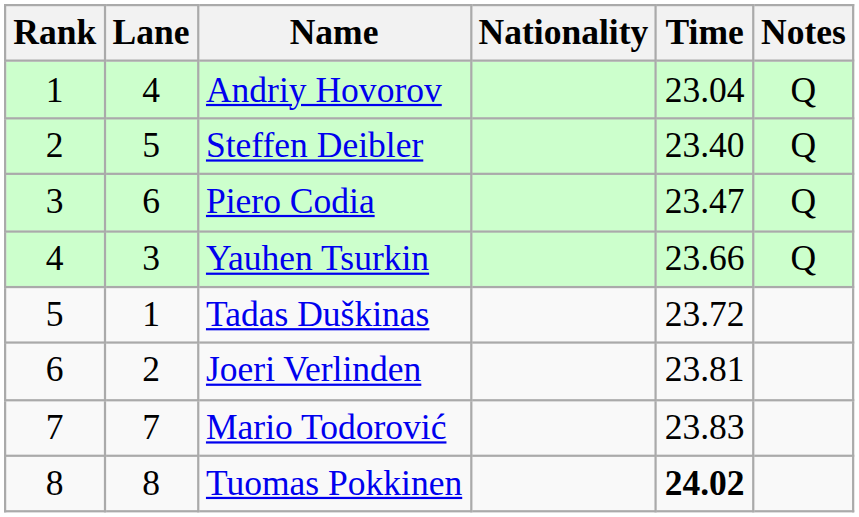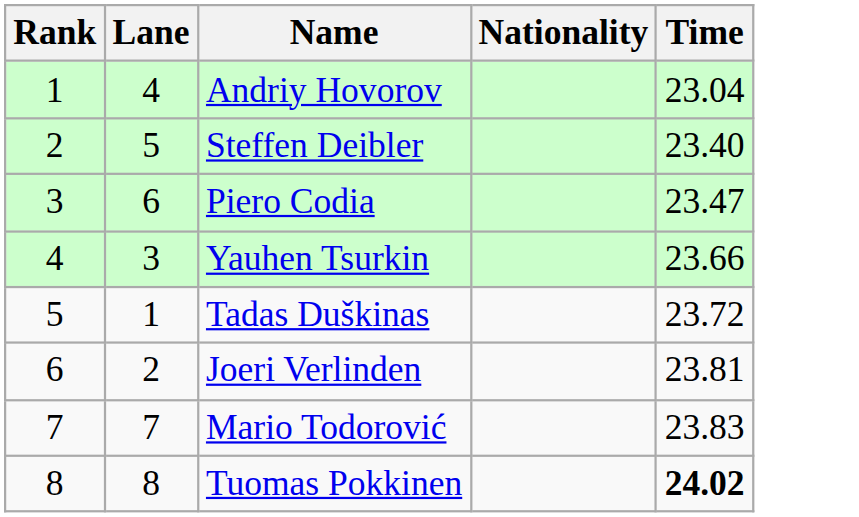- column: (803, 32)
